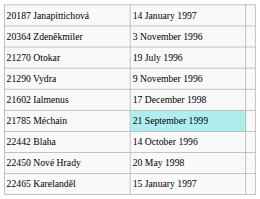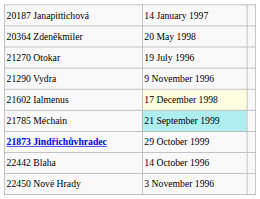(168, 36) 3 November 1996 -> (170, 36) 20 May 1998
(170, 100) no background -> (181, 100) lightyellow background
+ row: (57, 142)
(159, 163) 20 May 1998 -> (179, 184) 3 November 1996
- row: (41, 184)
